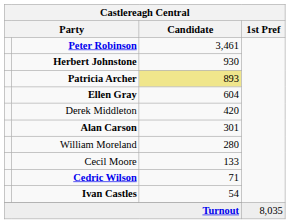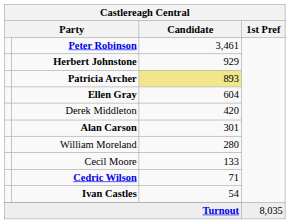(231, 62) 930 -> (231, 62) 929
